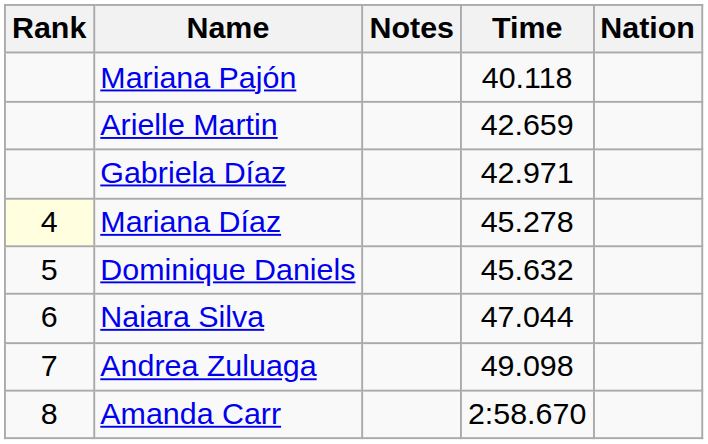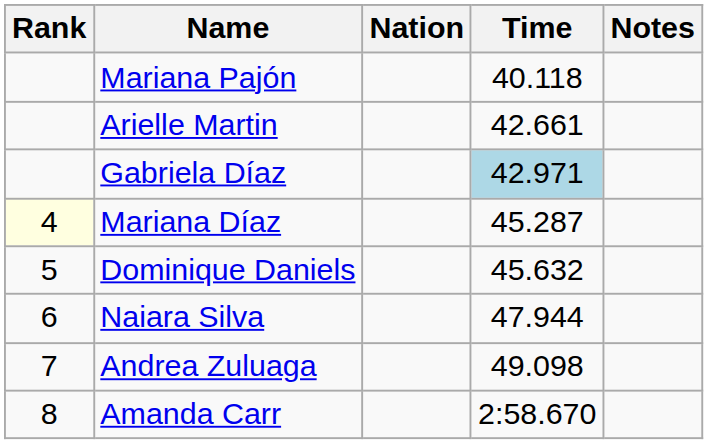columns swapped: (648, 28) <-> (412, 28)
(527, 125) 42.659 -> (537, 125) 42.661
(527, 173) no background -> (537, 173) lightblue background
(527, 221) 45.278 -> (537, 221) 45.287
(527, 317) 47.044 -> (537, 317) 47.944
